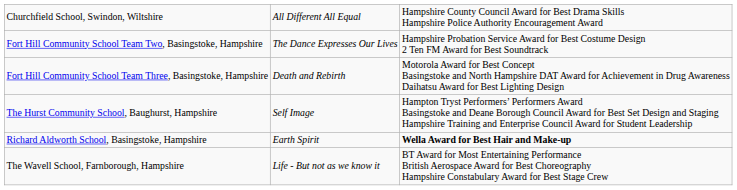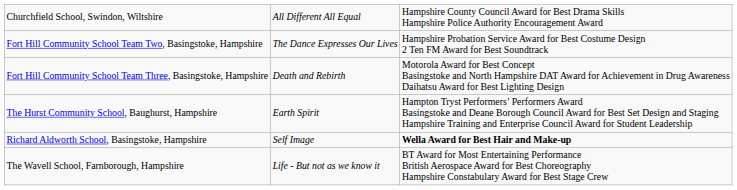(293, 113) Self Image -> (296, 113) Earth Spirit
(296, 140) Earth Spirit -> (293, 140) Self Image
